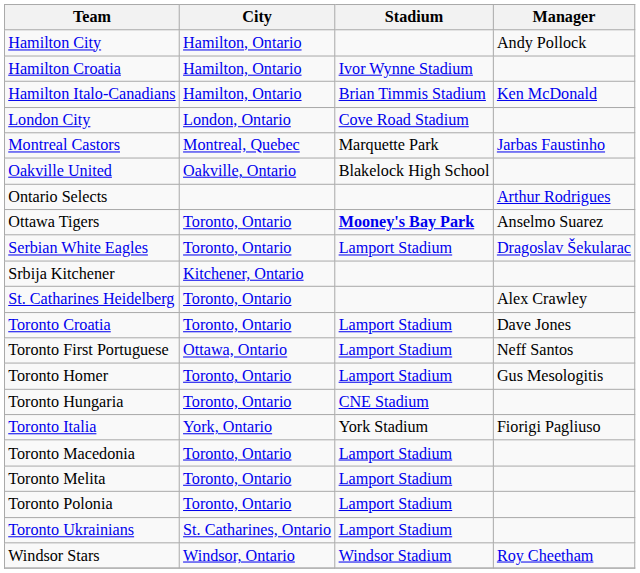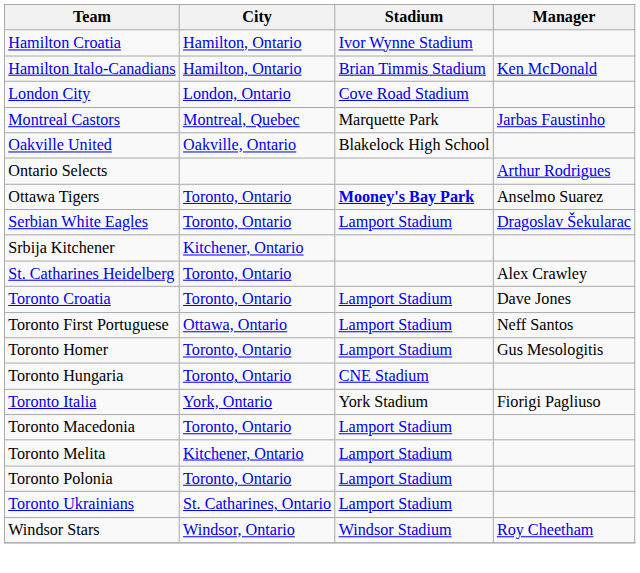- row: (55, 42)
(237, 478) Toronto, Ontario -> (243, 453) Kitchener, Ontario
